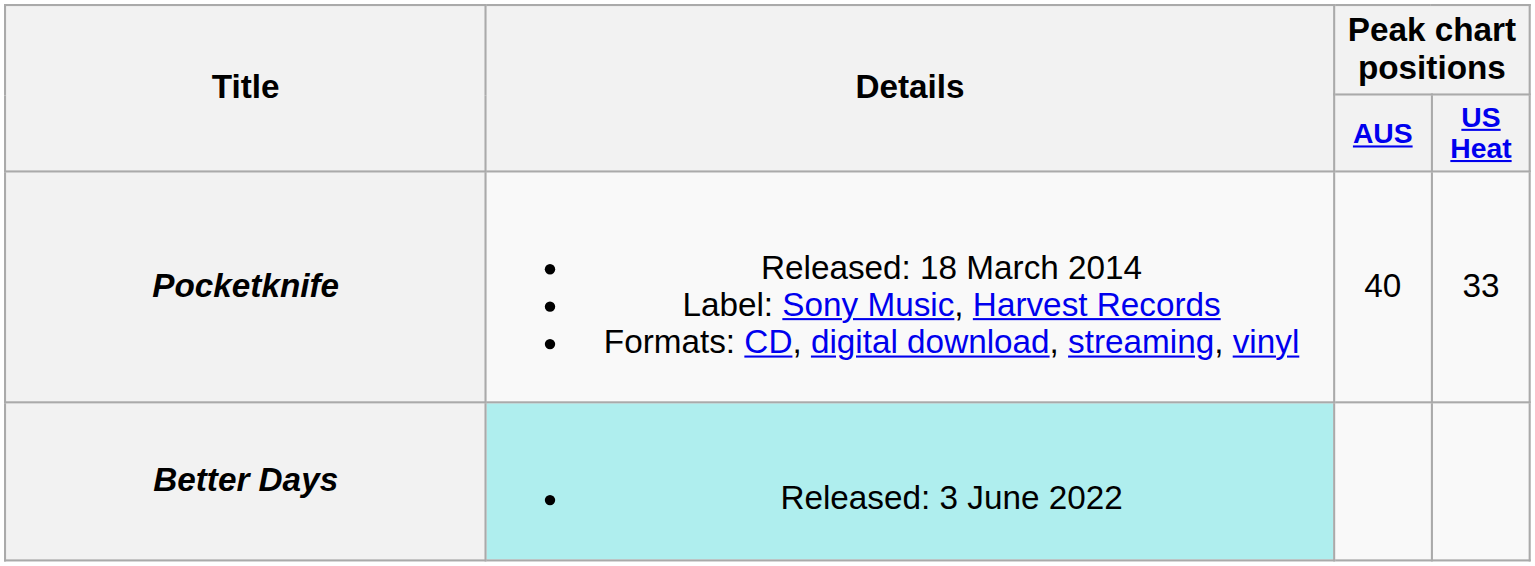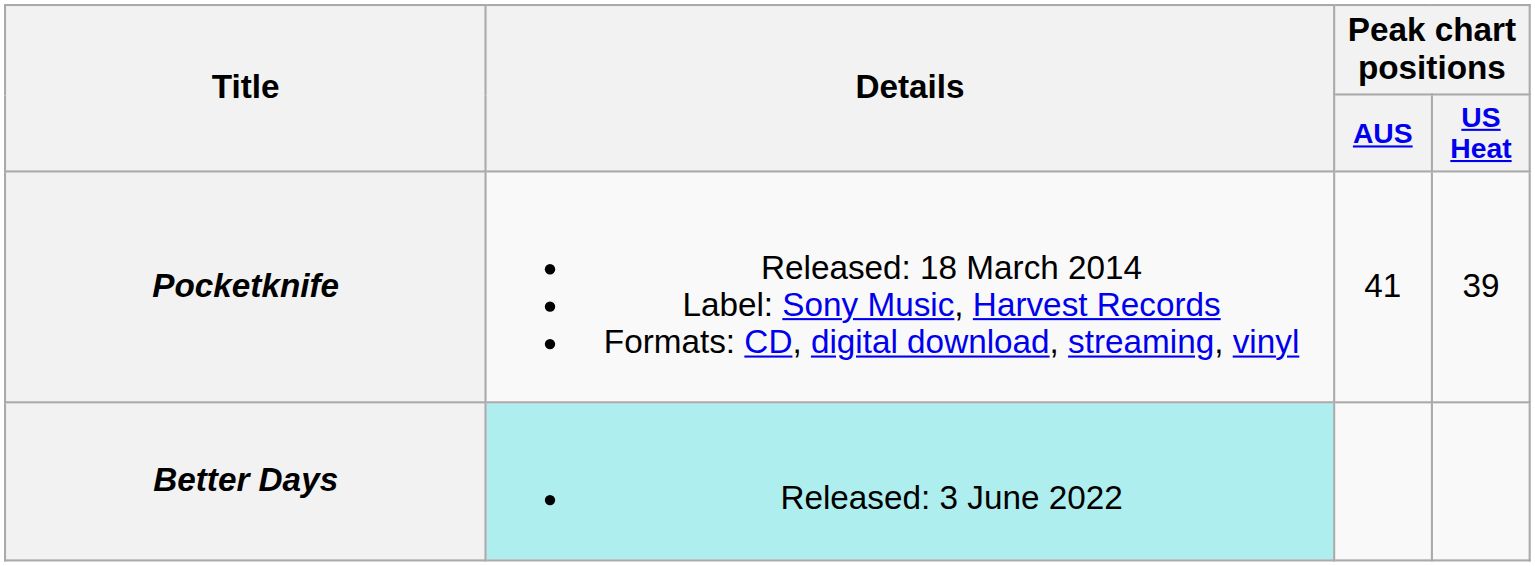(1383, 286) 40 -> (1383, 286) 41
(1481, 286) 33 -> (1481, 286) 39
